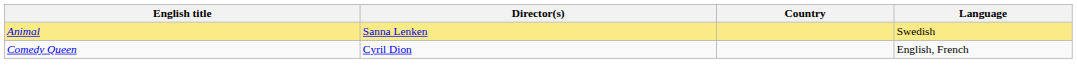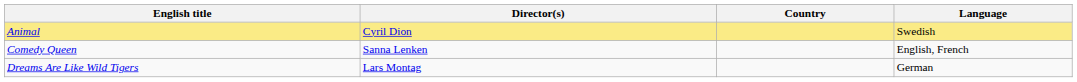(395, 31) Sanna Lenken -> (387, 31) Cyril Dion
(387, 49) Cyril Dion -> (395, 49) Sanna Lenken
+ row: (73, 67)
